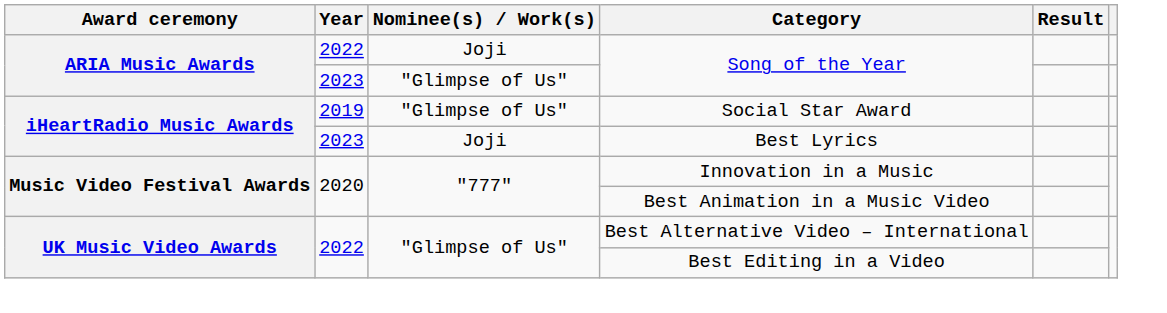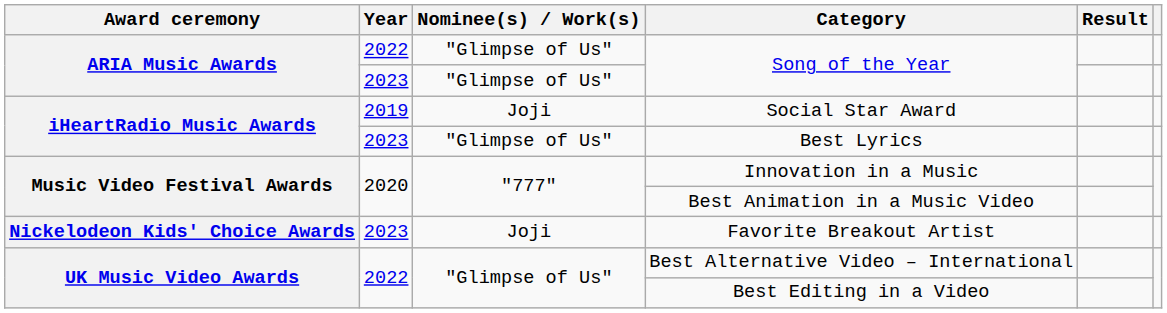(484, 50) Joji -> (529, 50) "Glimpse of Us"
(484, 111) "Glimpse of Us" -> (529, 111) Joji
(484, 141) Joji -> (529, 141) "Glimpse of Us"
+ row: (386, 232)
